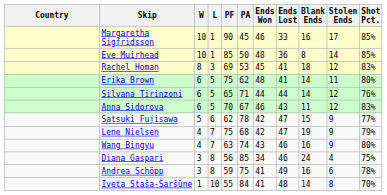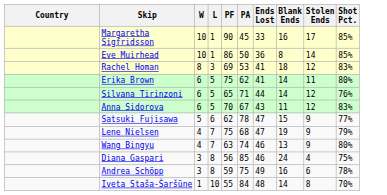- column: (265, 15)
(228, 55) 85 -> (228, 55) 86
(306, 145) 16 -> (283, 145) 13
